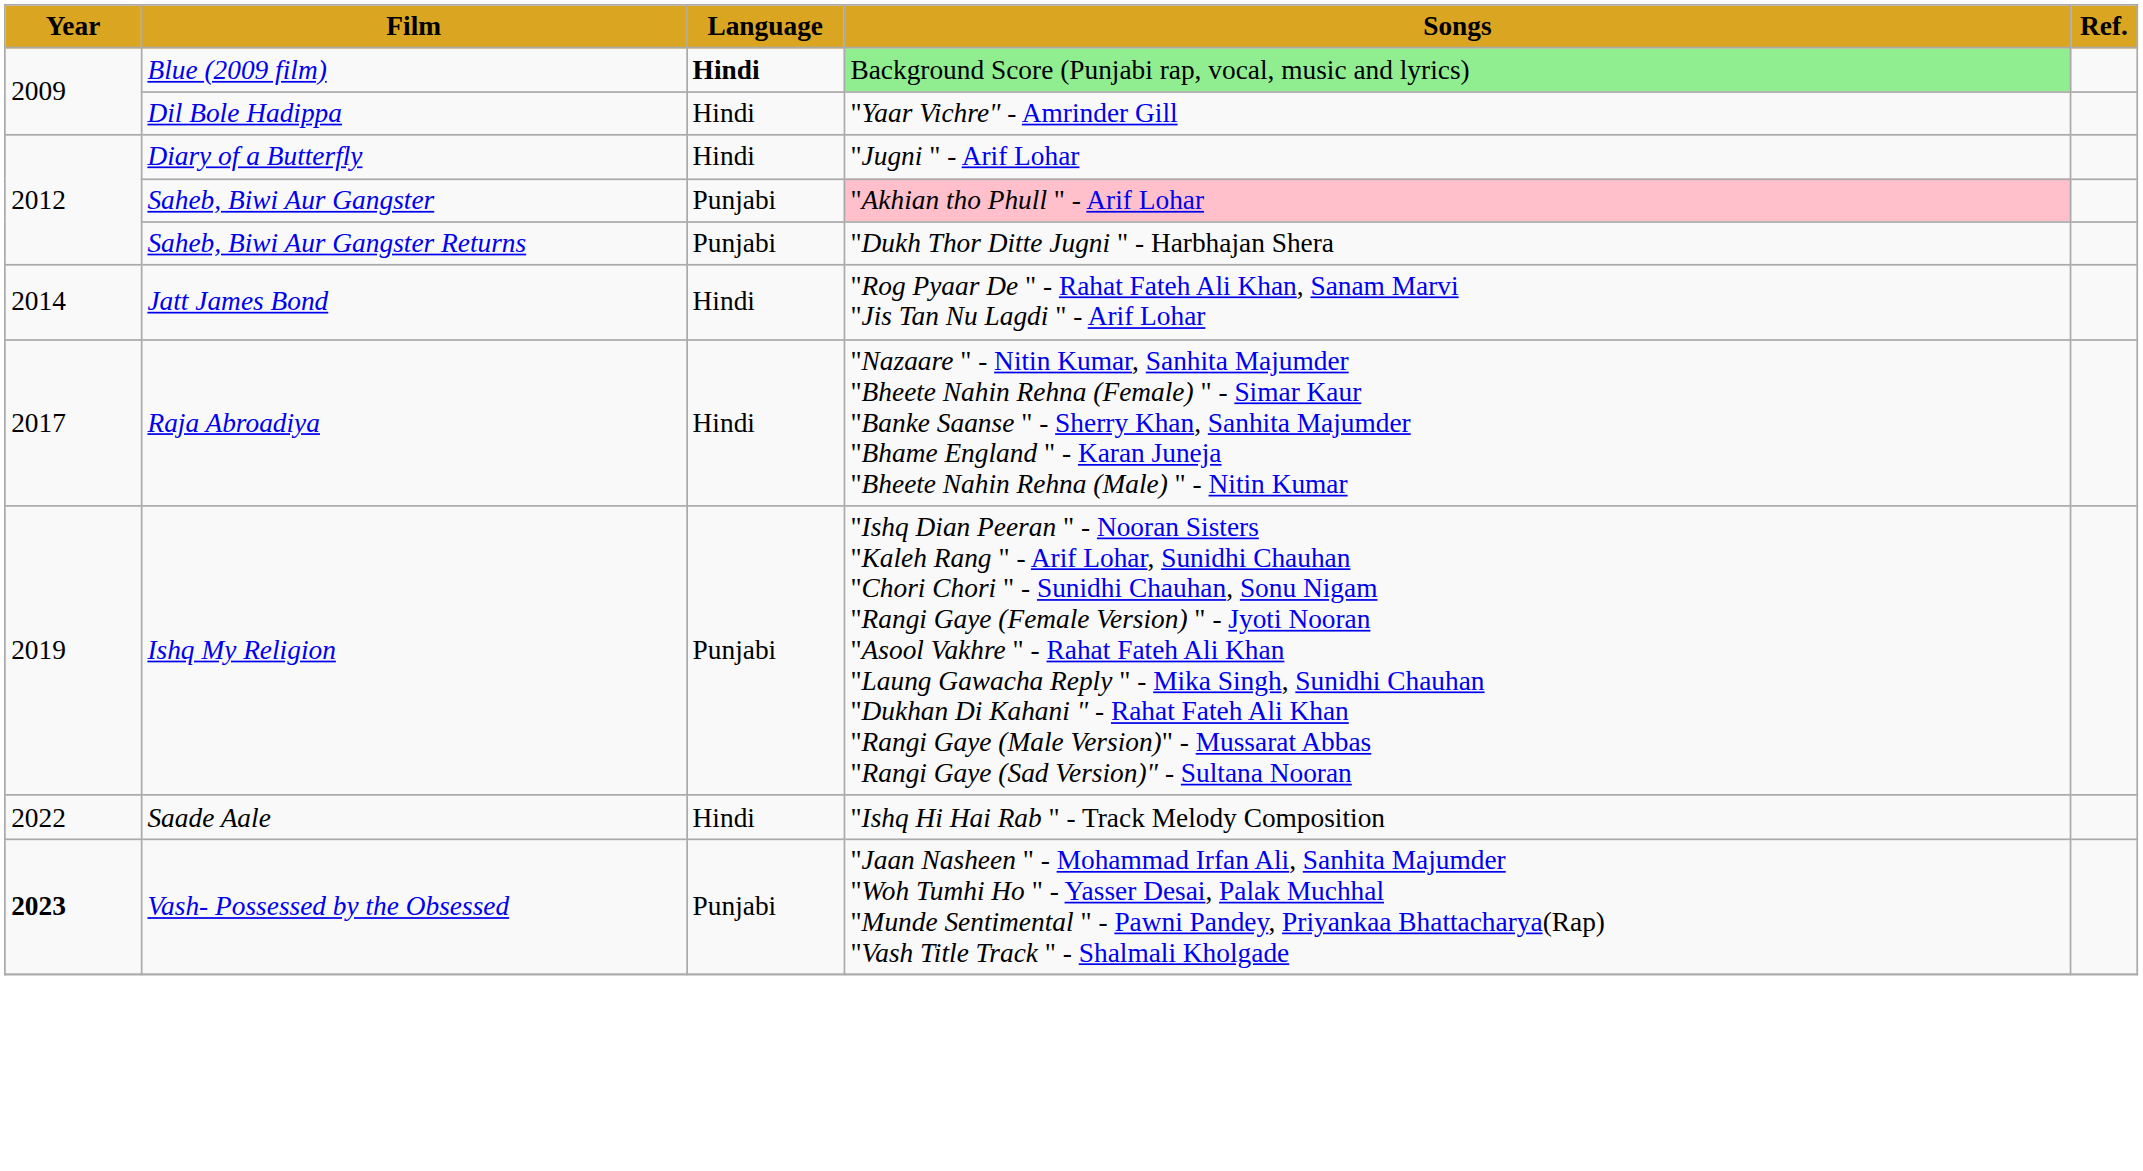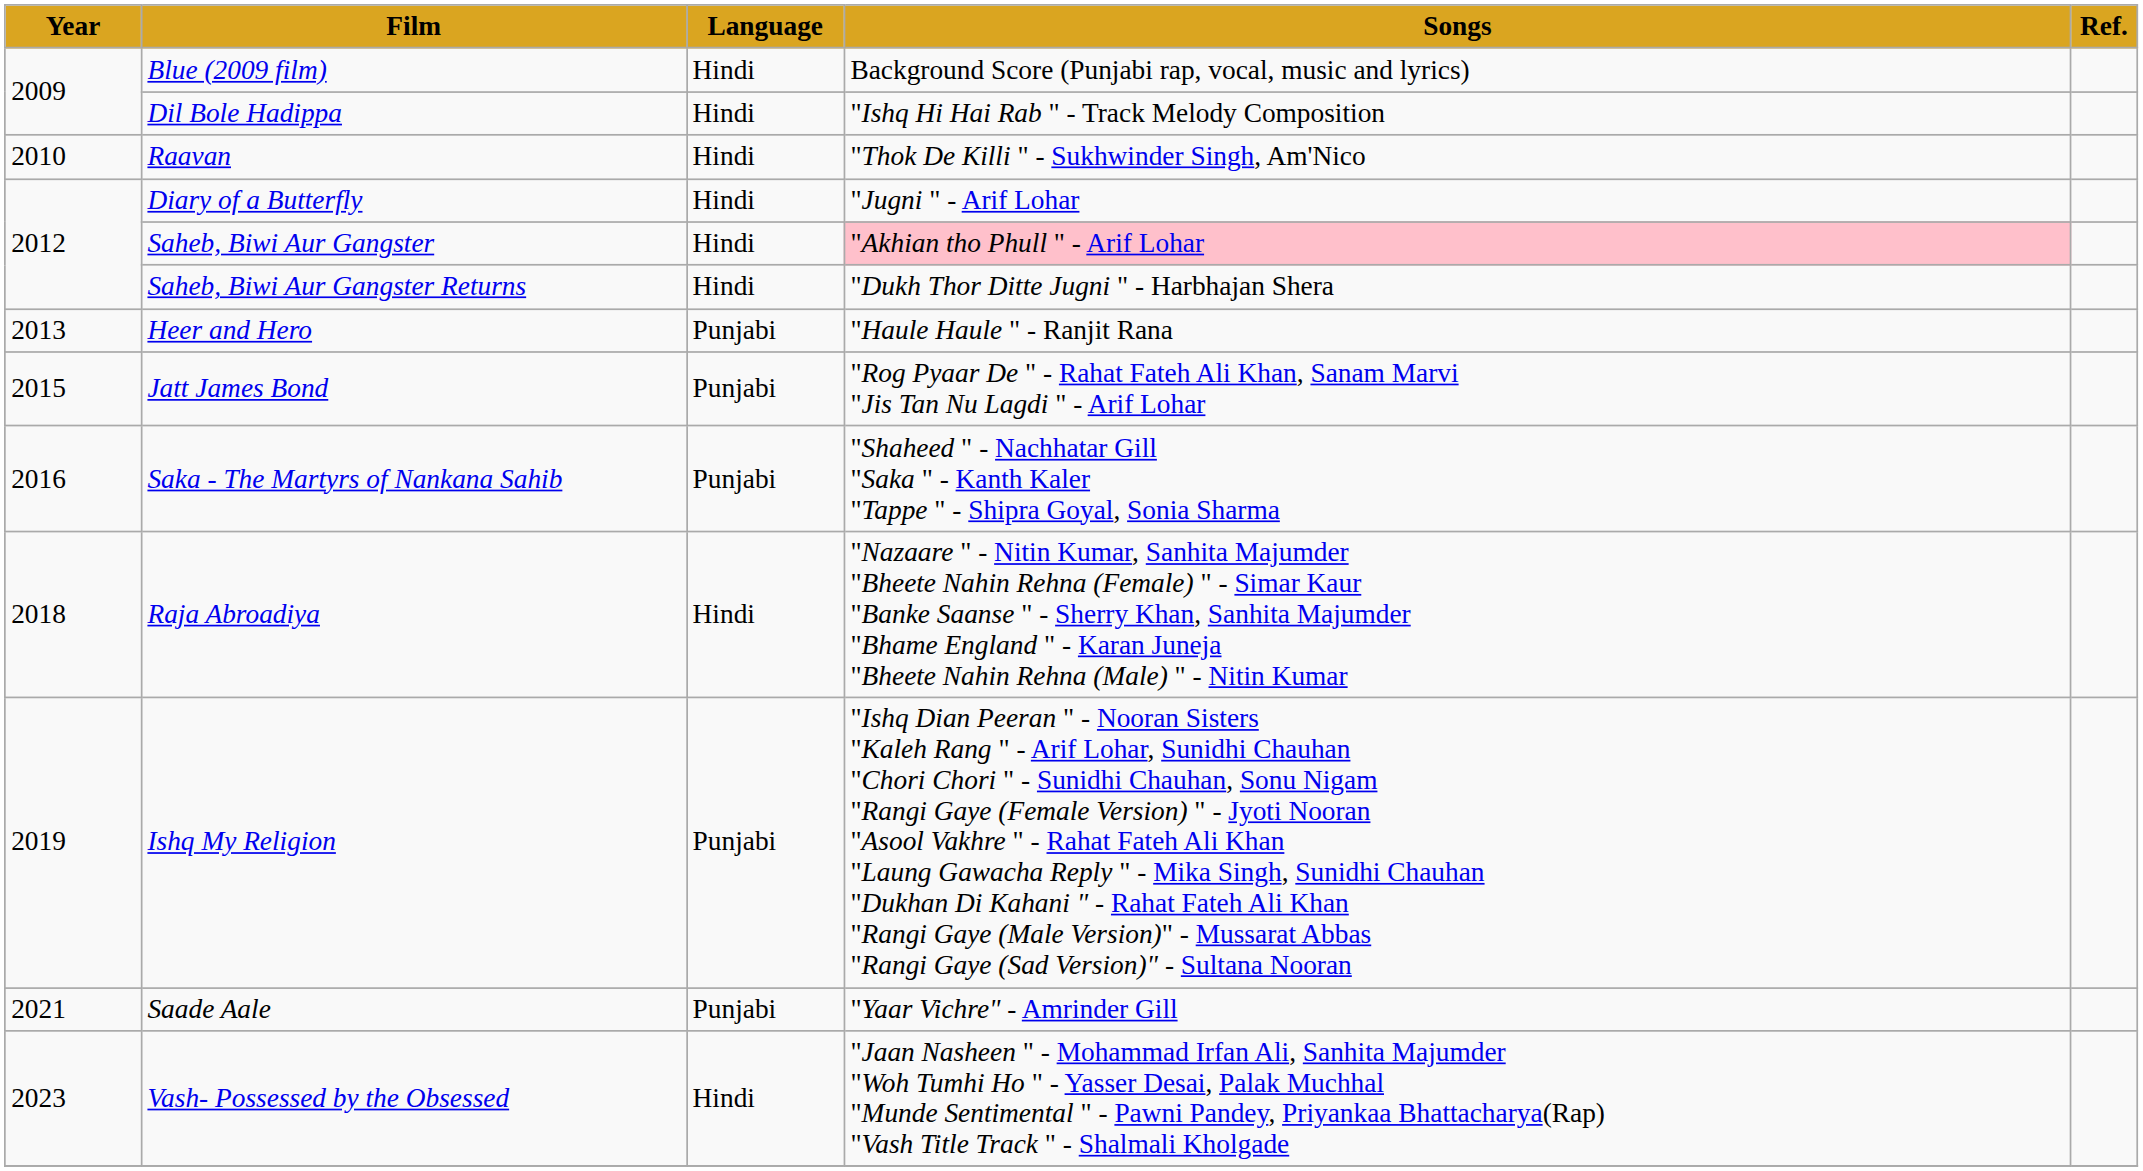(726, 69) bold -> (724, 69) normal
(1160, 69) lightgreen background -> (1160, 69) no background
(1014, 112) "Yaar Vichre" - Amrinder Gill -> (1118, 112) "Ishq Hi Hai Rab " - Track Melody Composition
+ row: (189, 156)
(734, 199) Punjabi -> (724, 243) Hindi
(734, 243) Punjabi -> (724, 286) Hindi
+ row: (230, 329)
(39, 301) 2014 -> (39, 388) 2015
(724, 301) Hindi -> (734, 388) Punjabi
+ row: (355, 478)
(39, 422) 2017 -> (39, 614) 2018
(39, 816) 2022 -> (39, 1008) 2021
(724, 816) Hindi -> (734, 1008) Punjabi
(1118, 816) "Ishq Hi Hai Rab " - Track Melody Composition -> (1014, 1008) "Yaar Vichre" - Amrinder Gill
(39, 906) bold -> (39, 1098) normal
(734, 906) Punjabi -> (724, 1098) Hindi
